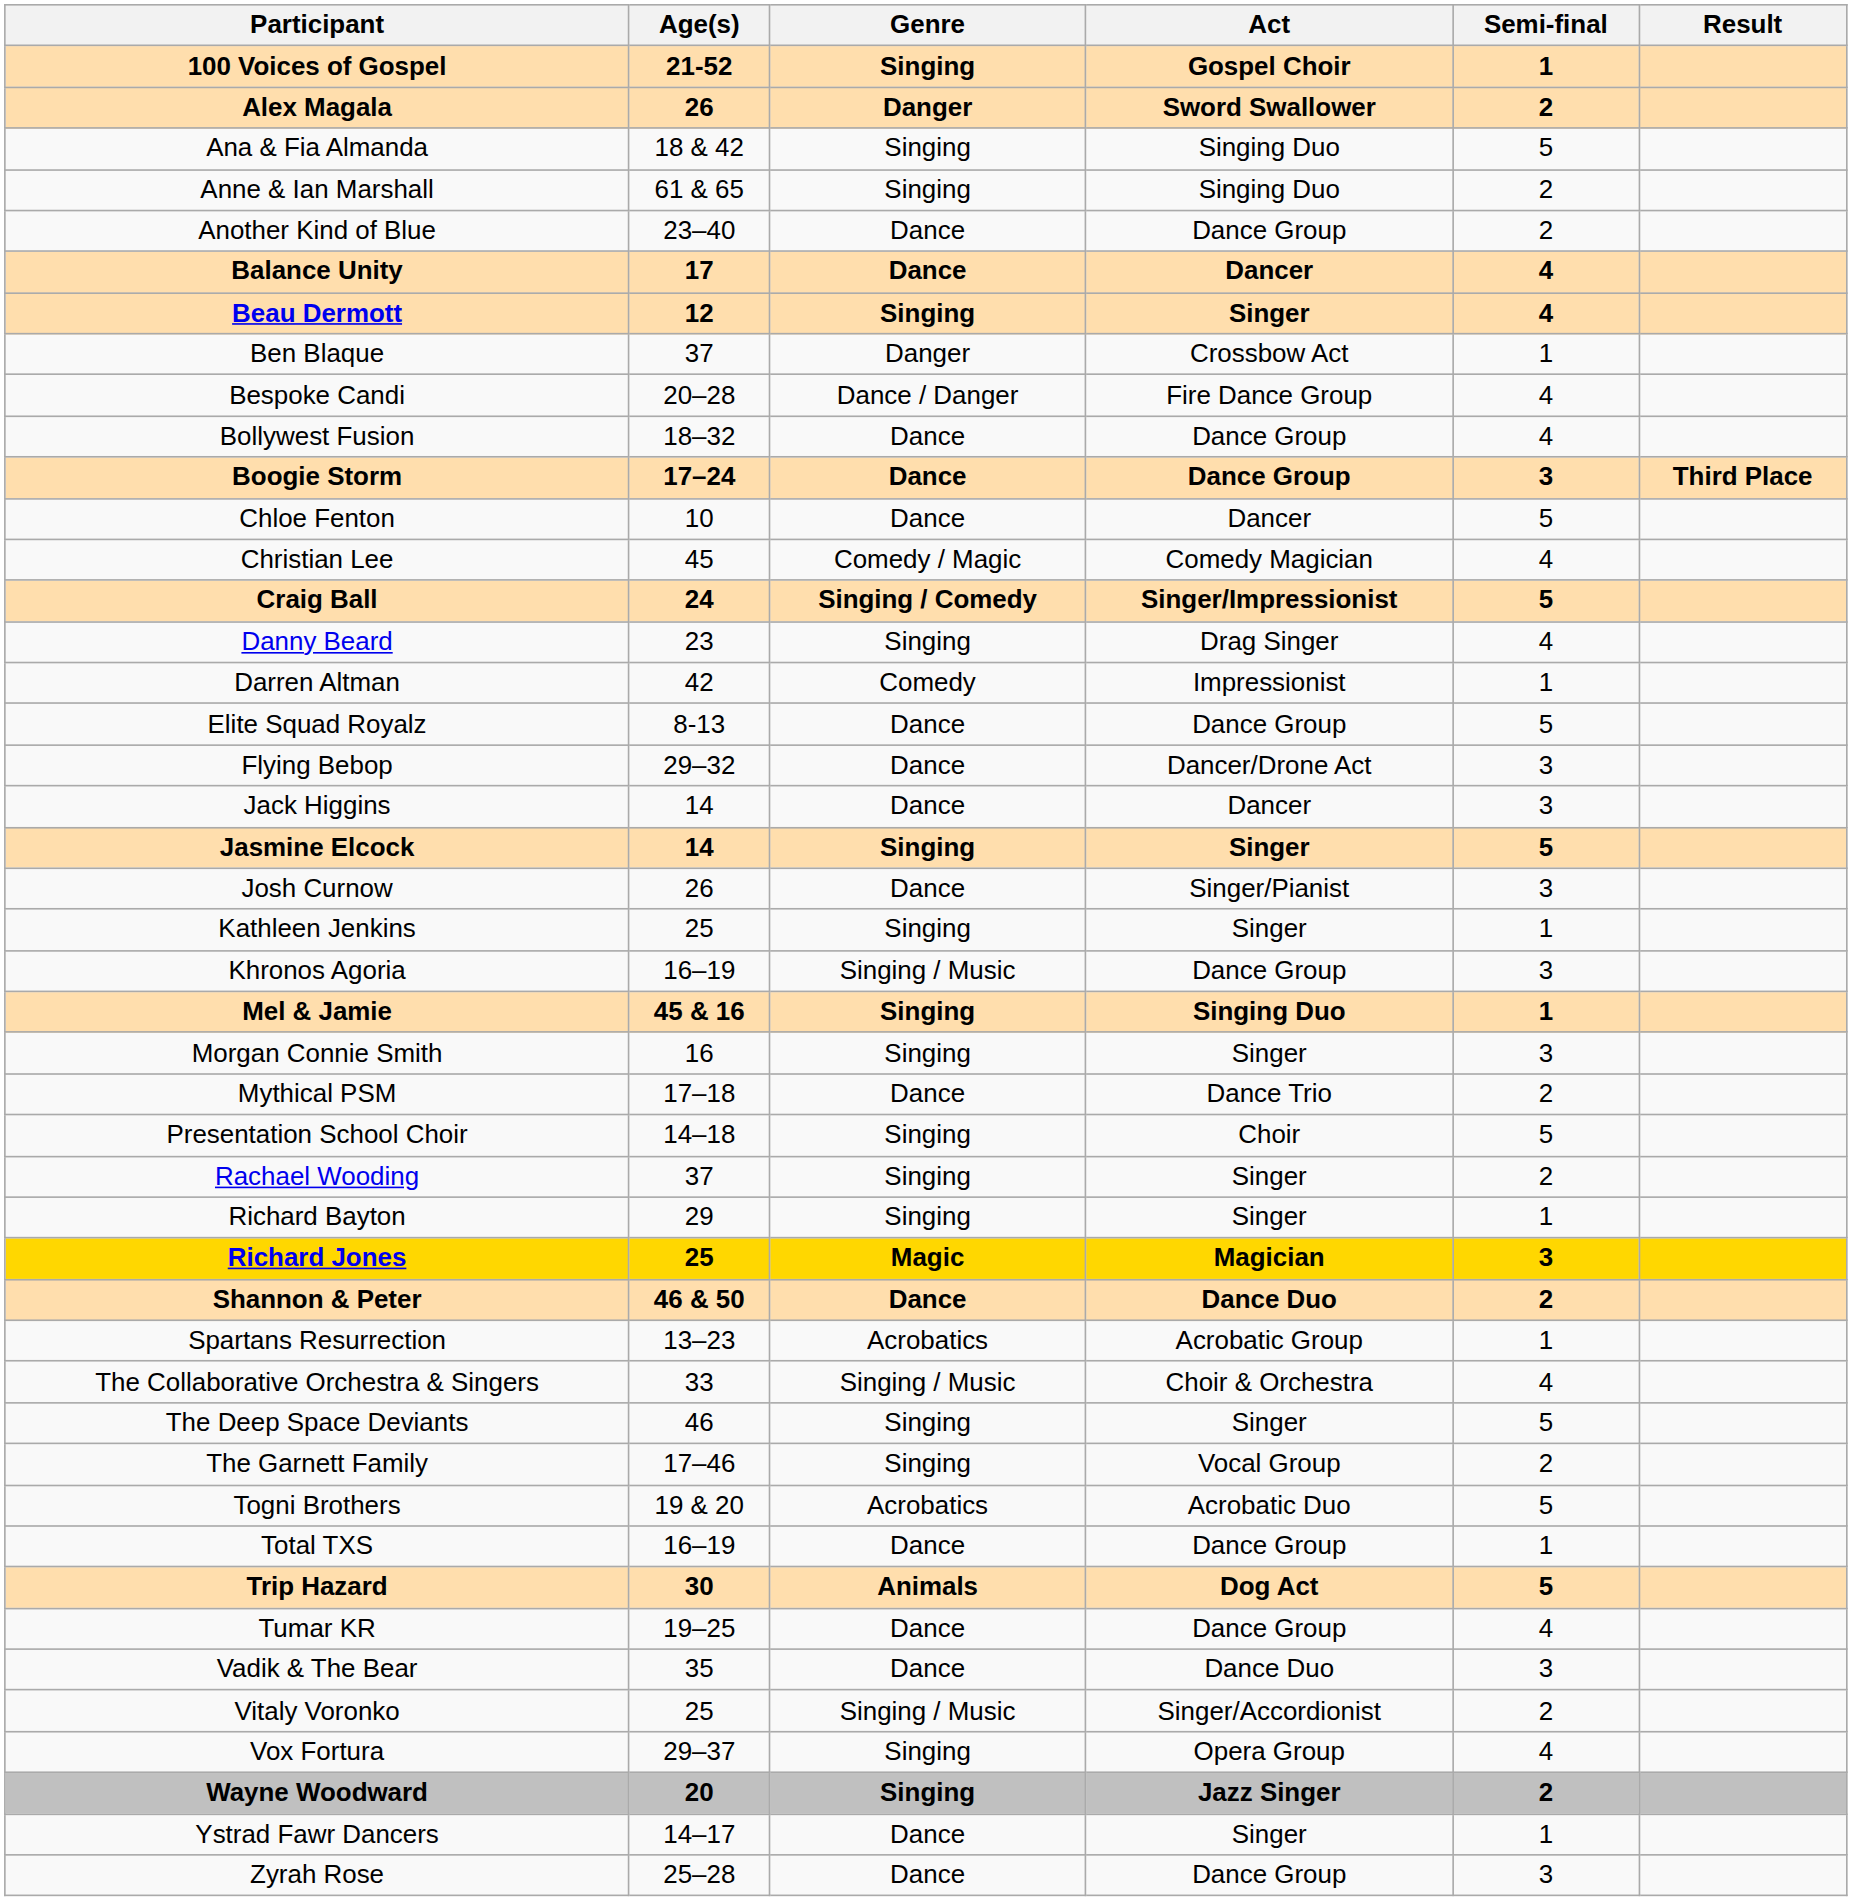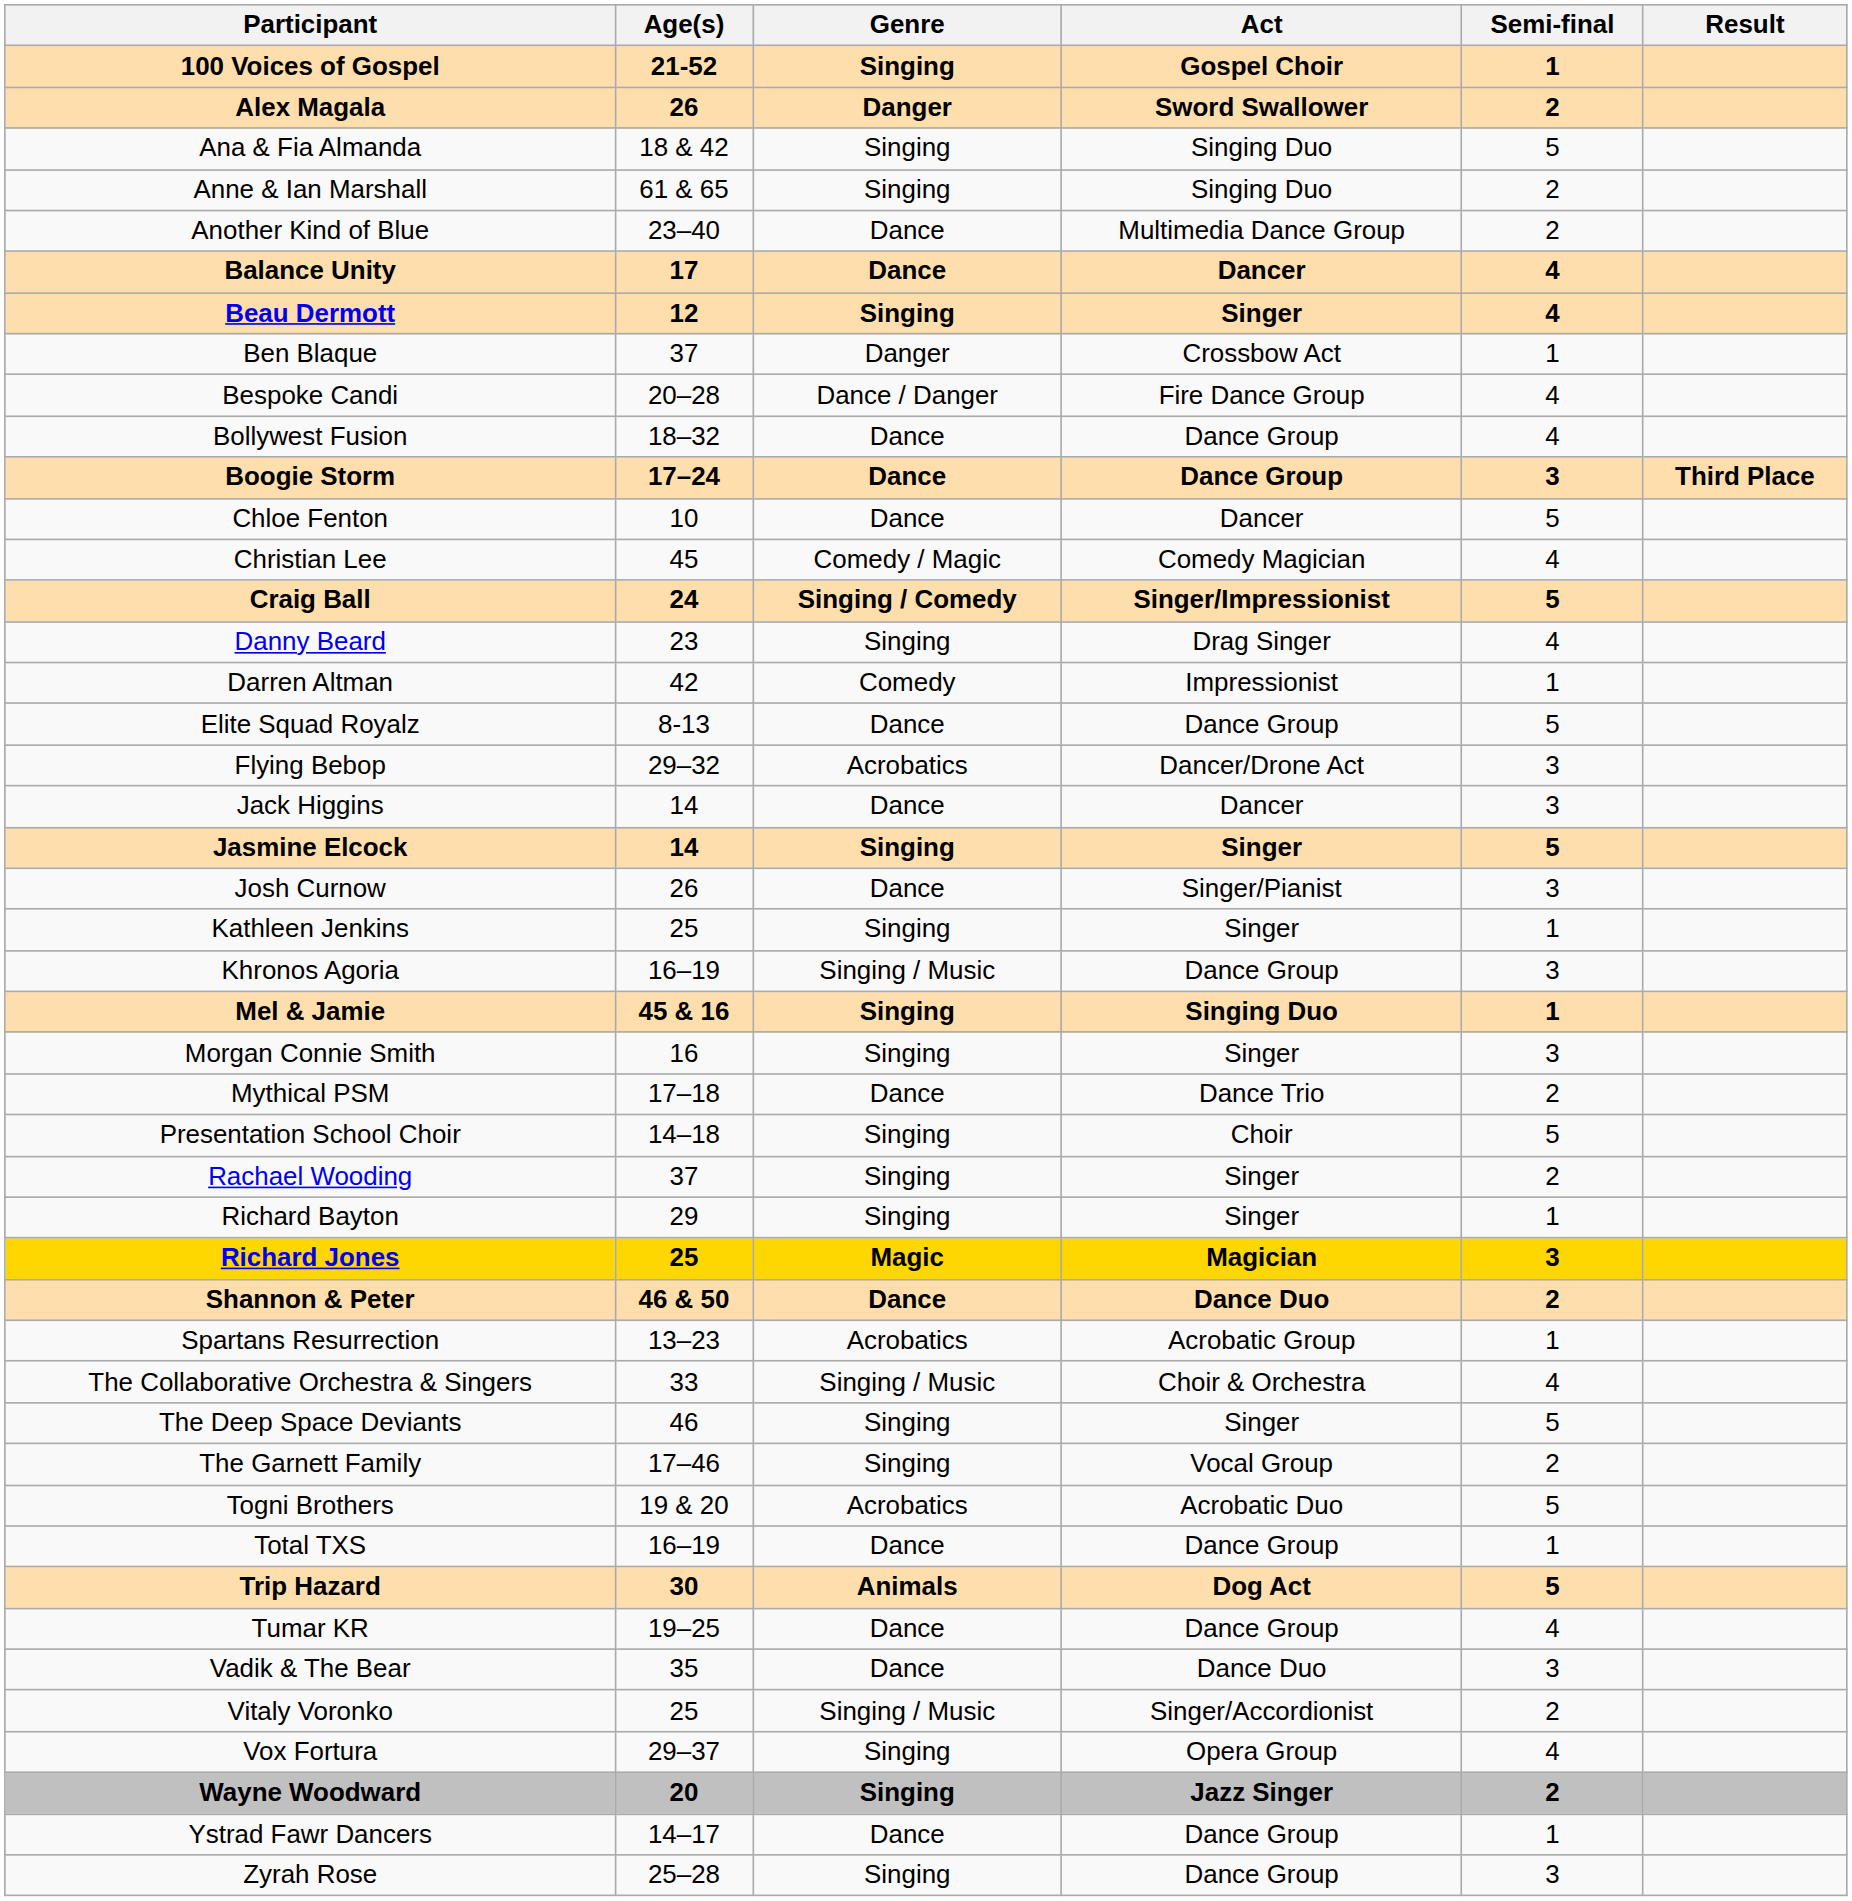(1269, 230) Dance Group -> (1262, 230) Multimedia Dance Group
(928, 764) Dance -> (907, 764) Acrobatics
(1269, 1833) Singer -> (1262, 1833) Dance Group
(928, 1874) Dance -> (907, 1874) Singing
